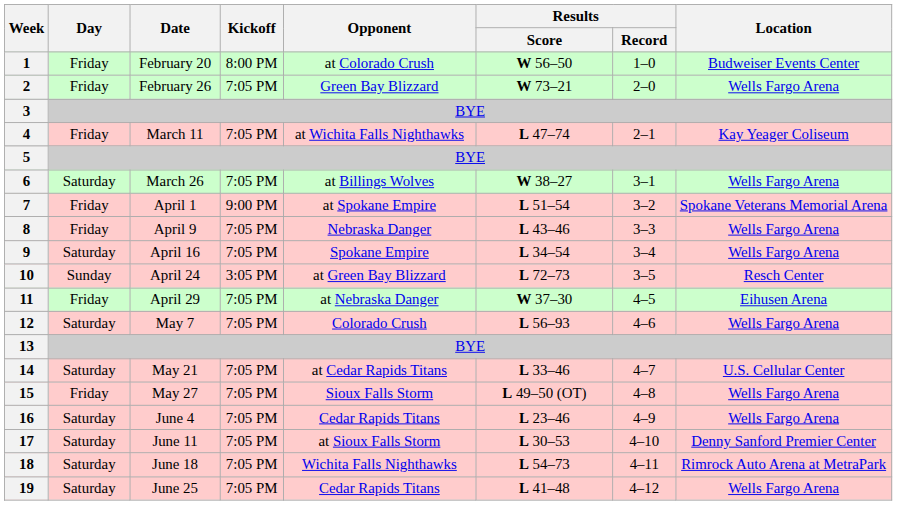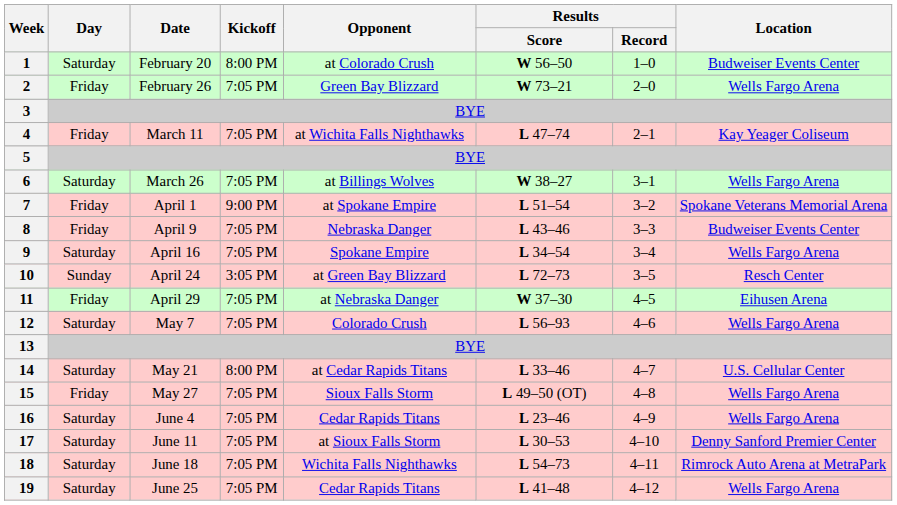(89, 63) Friday -> (89, 63) Saturday
(784, 228) Wells Fargo Arena -> (784, 228) Budweiser Events Center
(252, 370) 7:05 PM -> (252, 370) 8:00 PM
